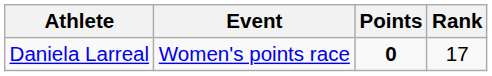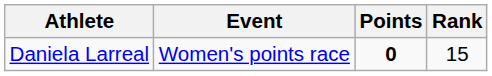(457, 54) 17 -> (457, 54) 15
